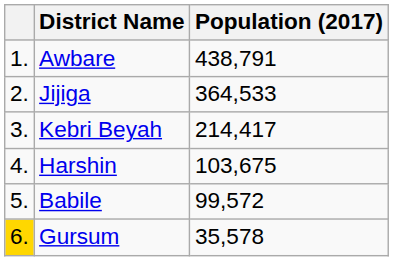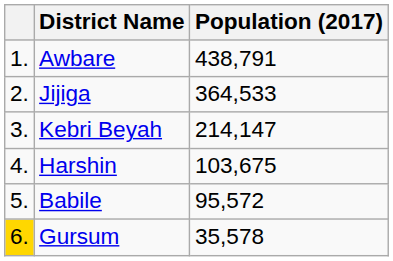(236, 129) 214,417 -> (236, 129) 214,147
(229, 201) 99,572 -> (229, 201) 95,572
